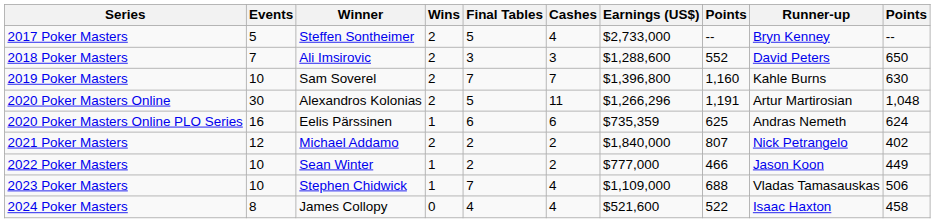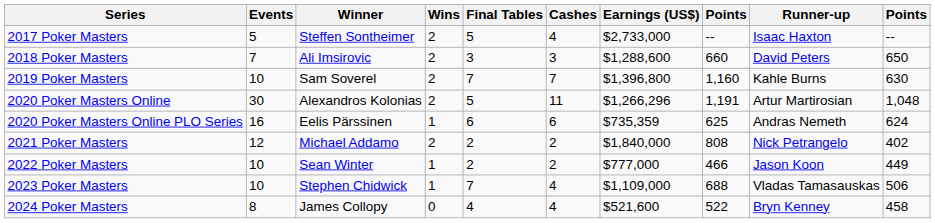(791, 36) Bryn Kenney -> (792, 36) Isaac Haxton
(717, 57) 552 -> (717, 57) 660
(717, 143) 807 -> (717, 143) 808
(792, 206) Isaac Haxton -> (791, 206) Bryn Kenney
